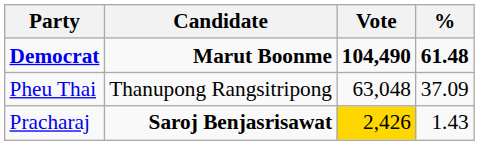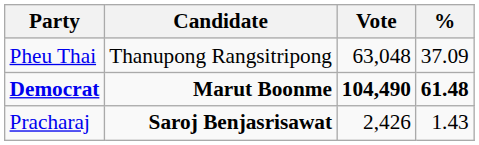rows swapped: (54, 55) <-> (53, 88)
(387, 122) gold background -> (387, 122) no background
